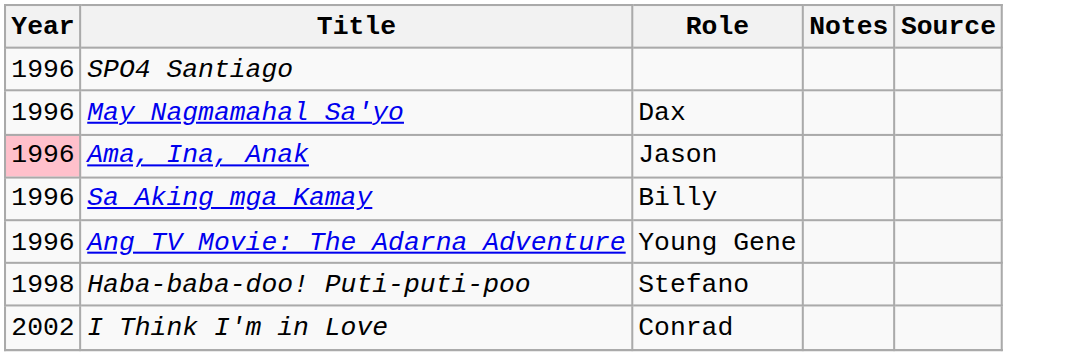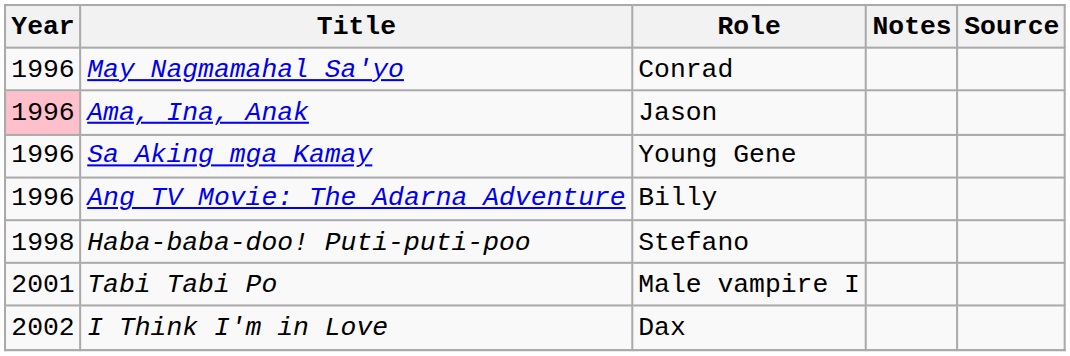- row: (190, 70)
(662, 113) Dax -> (686, 70) Conrad
(678, 199) Billy -> (717, 156) Young Gene
(717, 242) Young Gene -> (678, 199) Billy
+ row: (182, 285)
(686, 328) Conrad -> (662, 328) Dax
